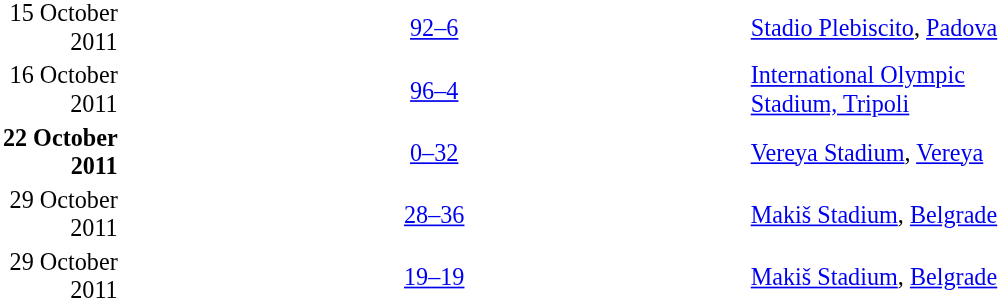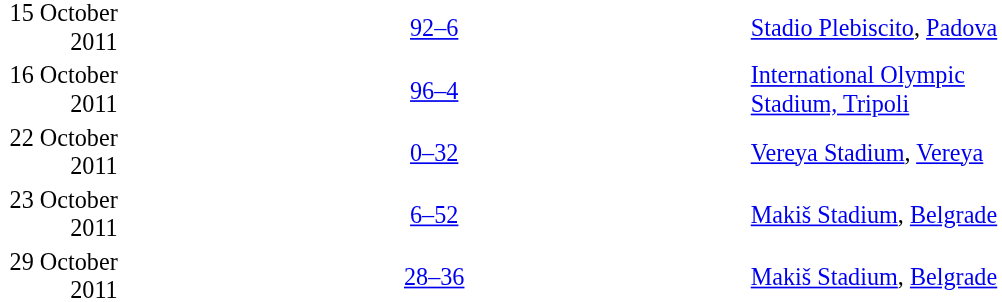(60, 151) bold -> (64, 151) normal
+ row: (434, 214)
- row: (434, 276)
